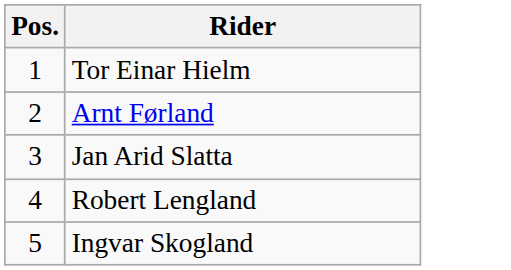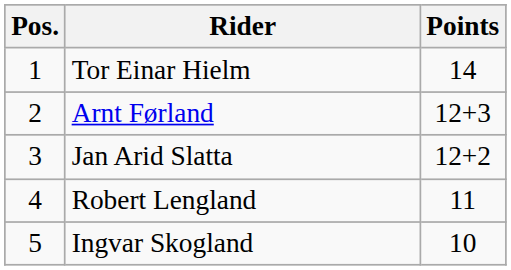+ column: (463, 26)
